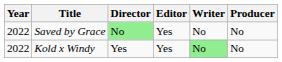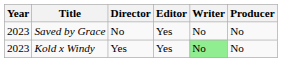(18, 31) 2022 -> (18, 31) 2023
(117, 31) lightgreen background -> (117, 31) no background
(18, 48) 2022 -> (18, 48) 2023
